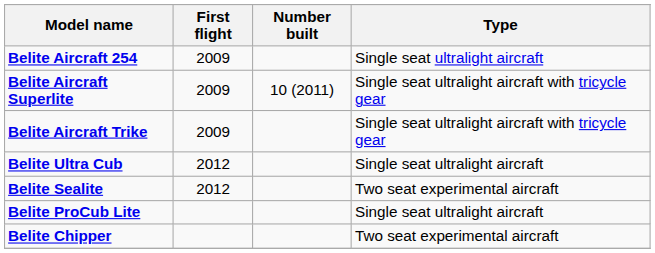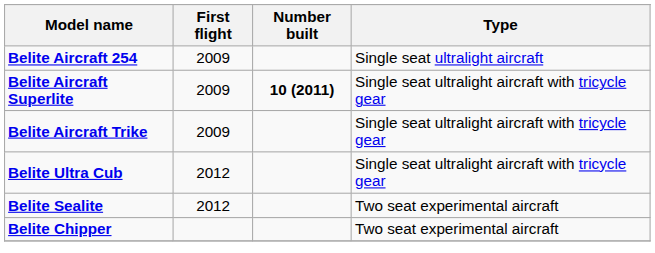(302, 91) normal -> (302, 91) bold
(449, 164) Single seat ultralight aircraft -> (491, 173) Single seat ultralight aircraft with tricycle gear
- row: (74, 213)
